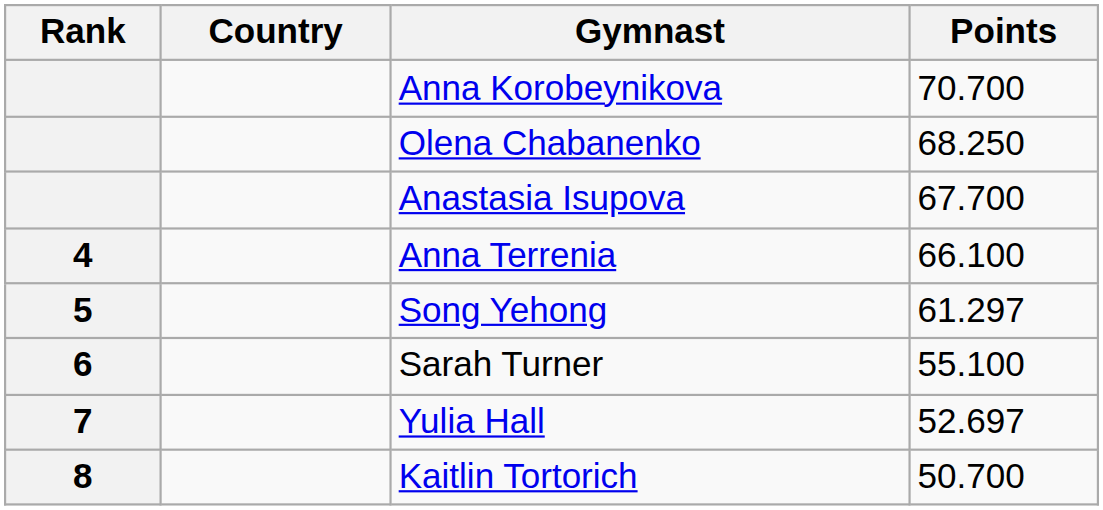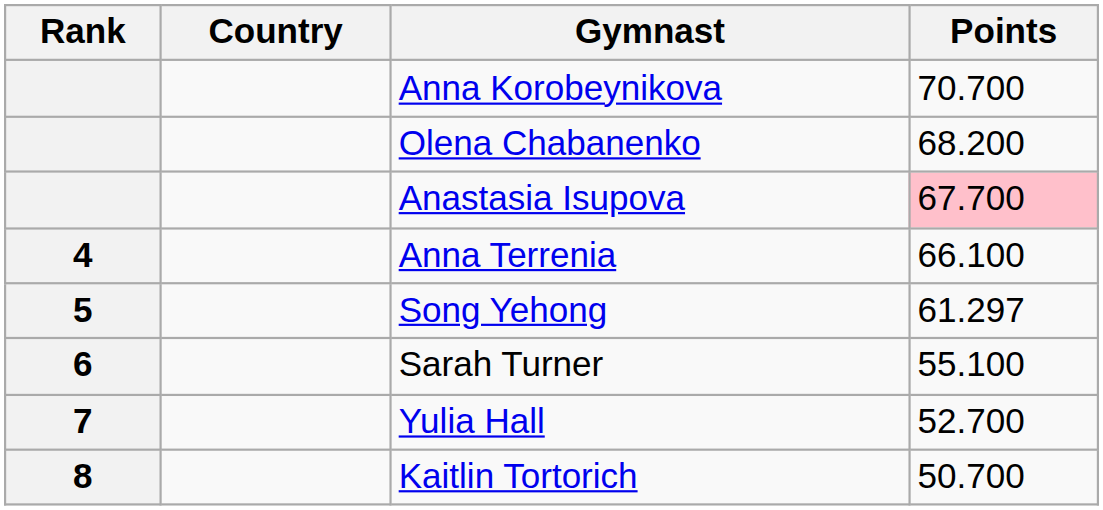(971, 143) 68.250 -> (971, 143) 68.200
(971, 198) no background -> (971, 198) pink background
(971, 421) 52.697 -> (971, 421) 52.700
